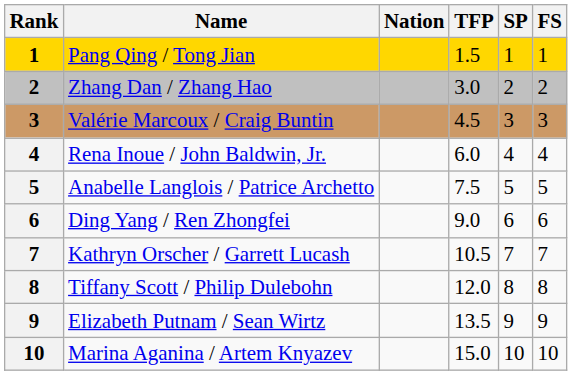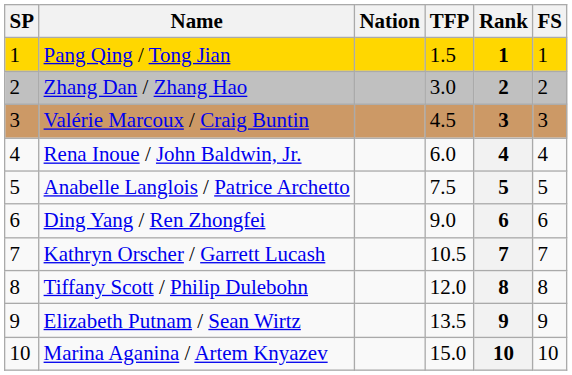columns swapped: (34, 21) <-> (516, 21)
